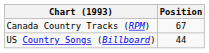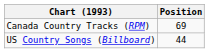(181, 26) 67 -> (181, 26) 69
